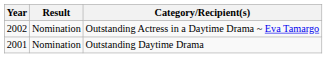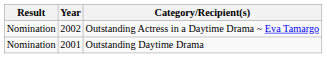columns swapped: (17, 12) <-> (56, 12)
